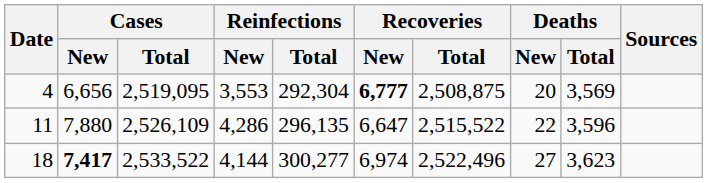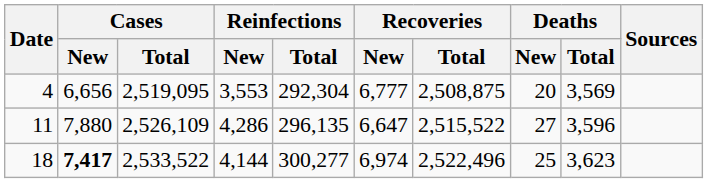(384, 90) bold -> (384, 90) normal
(545, 125) 22 -> (545, 125) 27
(545, 159) 27 -> (545, 159) 25
